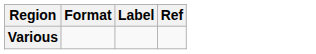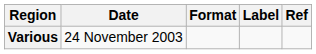+ column: (124, 15)
